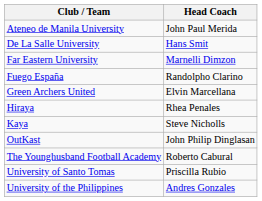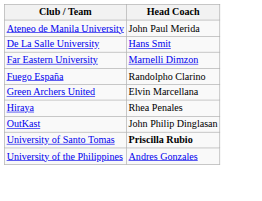- row: (17, 124)
- row: (84, 156)
(196, 172) normal -> (161, 140) bold
